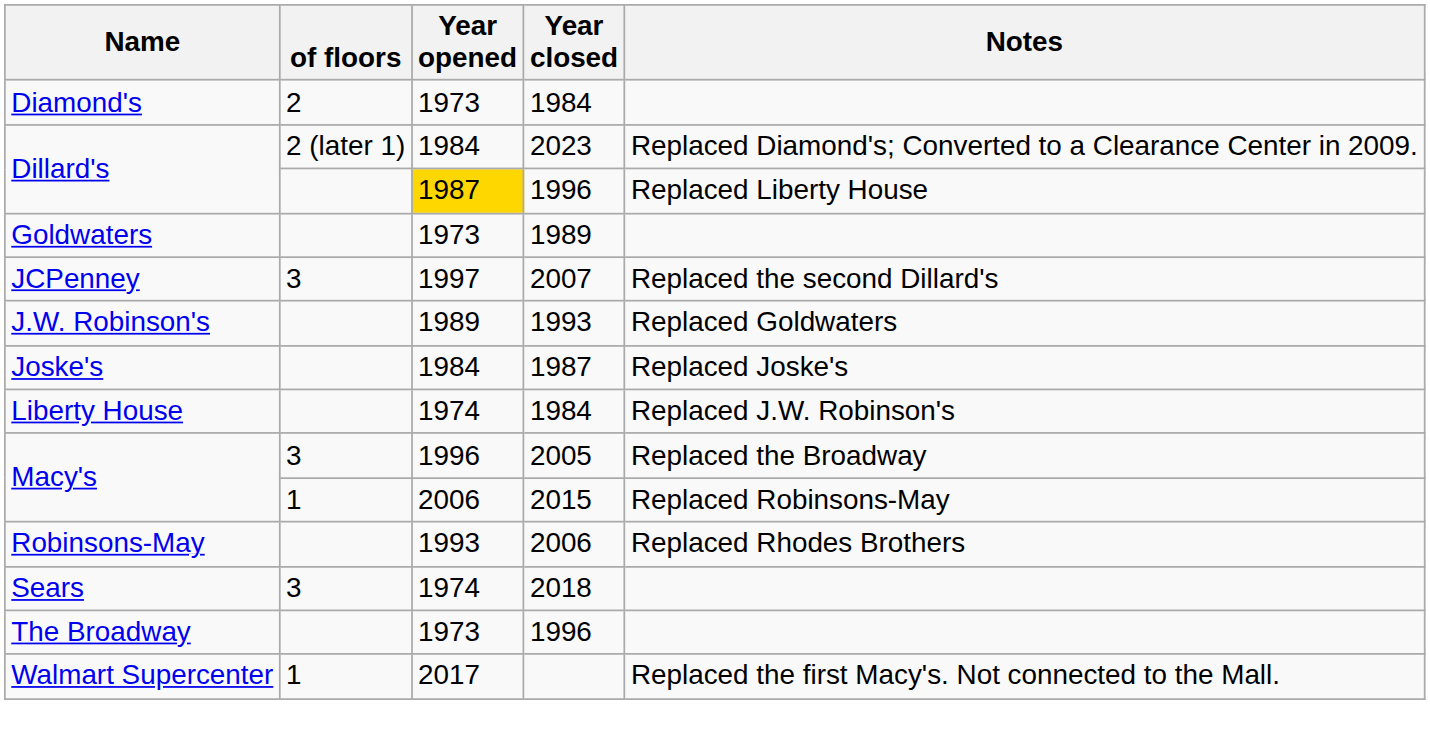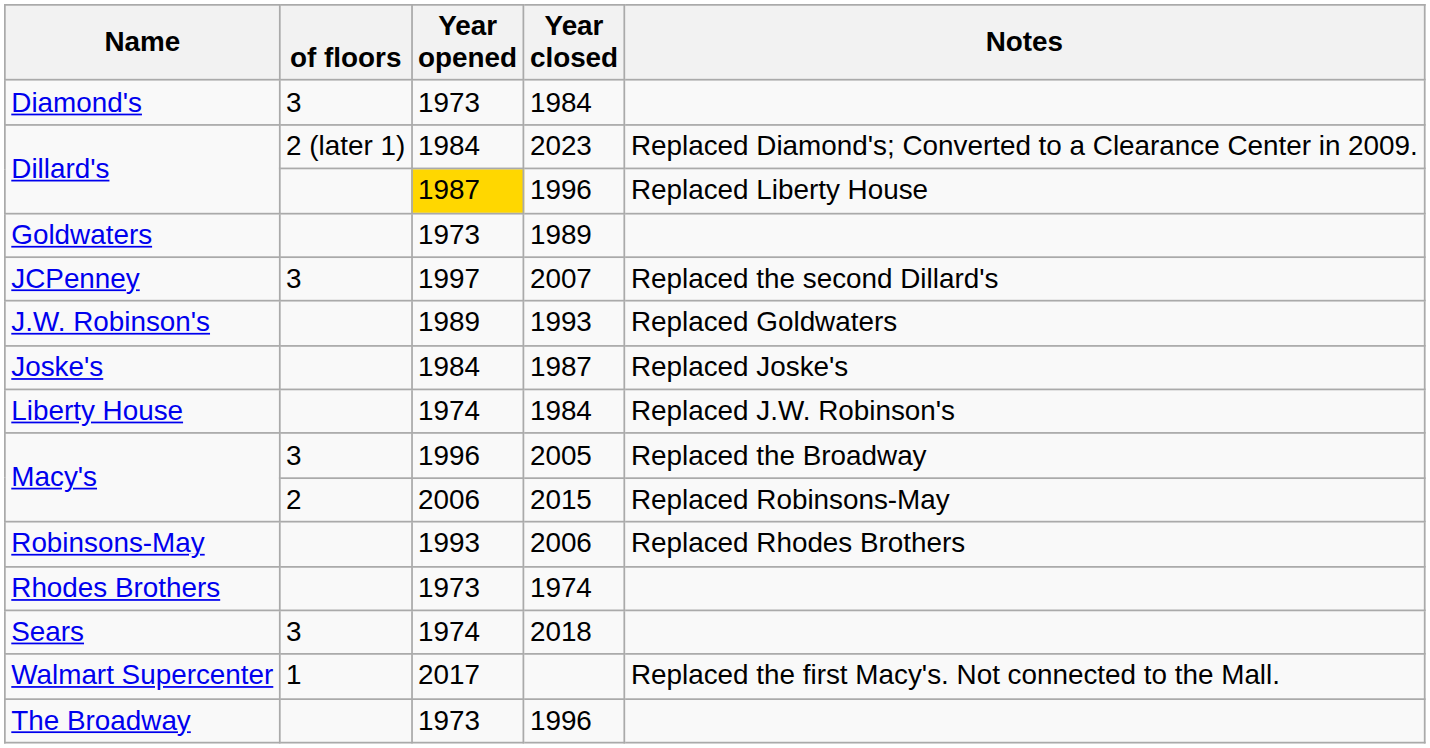(294, 102) 2 -> (294, 102) 3
(294, 499) 1 -> (294, 499) 2
+ row: (116, 587)
rows swapped: (101, 631) <-> (142, 676)
